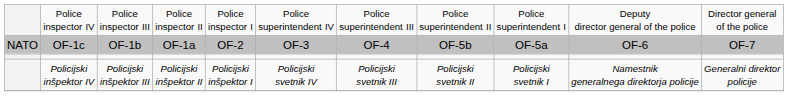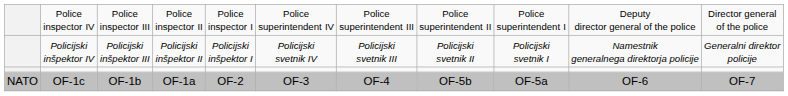rows swapped: (69, 75) <-> (69, 44)
